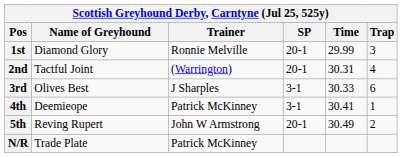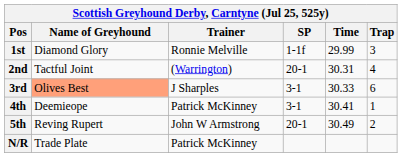(297, 50) 20-1 -> (296, 50) 1-1f
(61, 87) no background -> (61, 87) lightsalmon background
